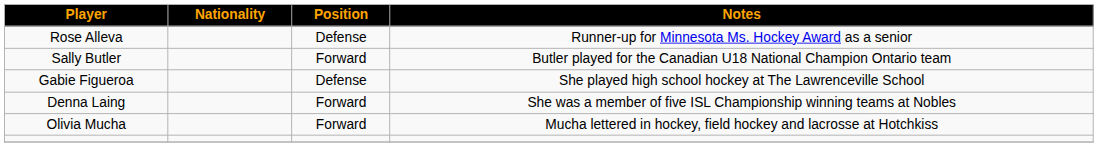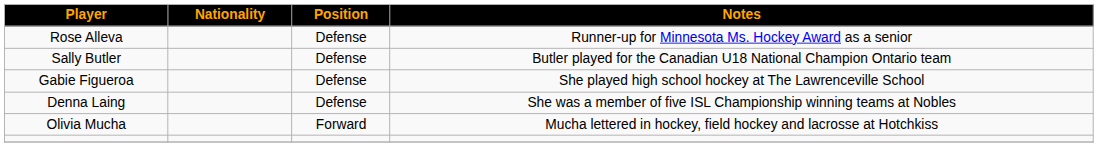(341, 59) Forward -> (341, 59) Defense
(341, 102) Forward -> (341, 102) Defense
